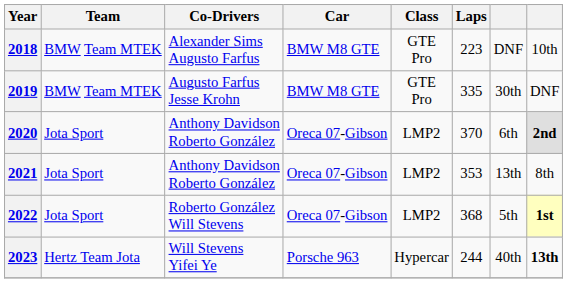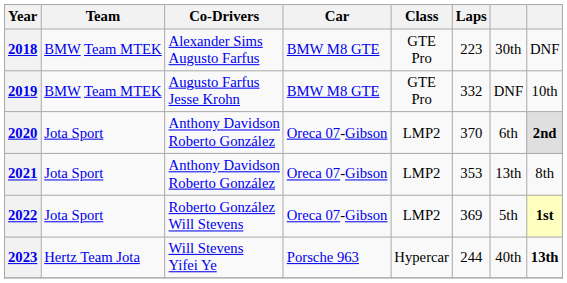(508, 49) DNF -> (508, 49) 30th
(545, 49) 10th -> (545, 49) DNF
(471, 91) 335 -> (471, 91) 332
(508, 91) 30th -> (508, 91) DNF
(545, 91) DNF -> (545, 91) 10th
(471, 216) 368 -> (471, 216) 369
